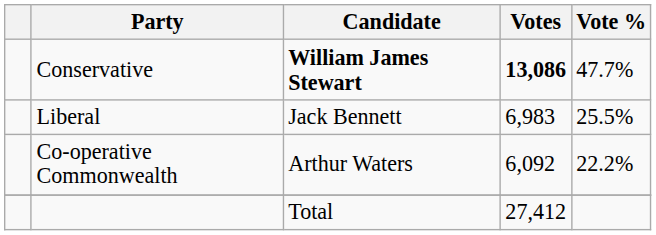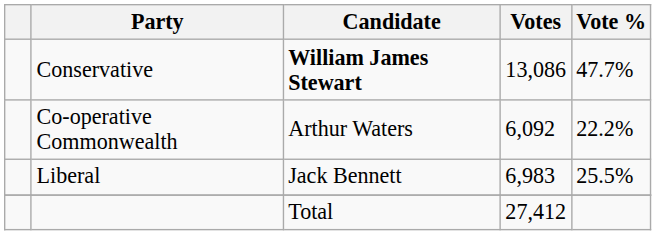(536, 69) bold -> (536, 69) normal
rows swapped: (68, 116) <-> (107, 164)
